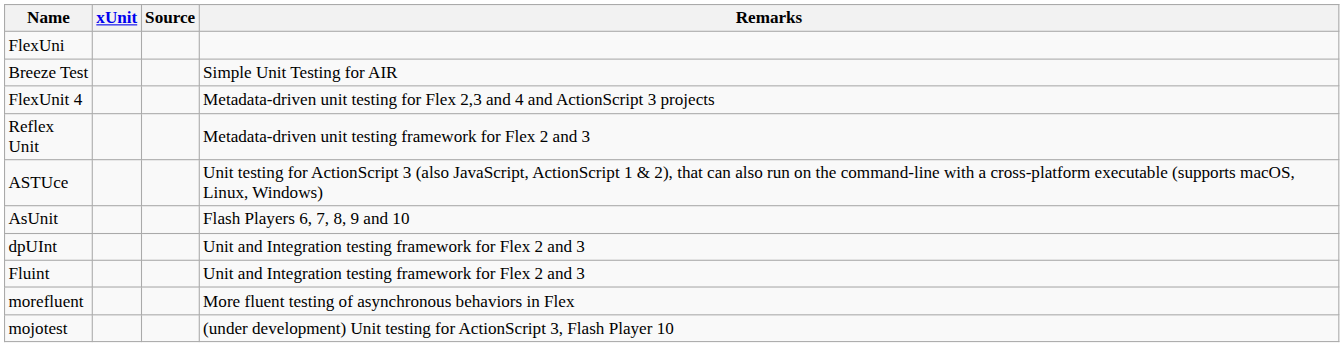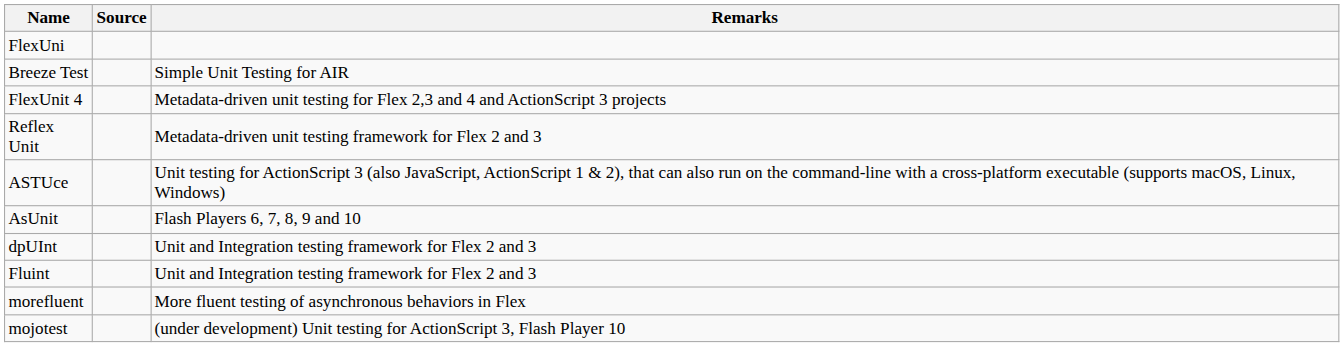- column: (117, 18)
